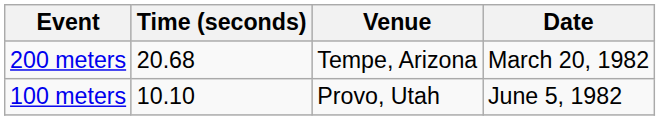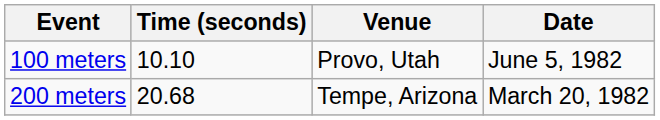rows swapped: (68, 96) <-> (68, 59)
